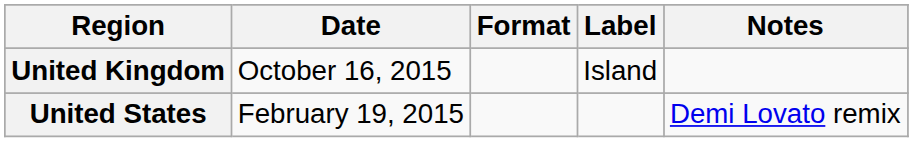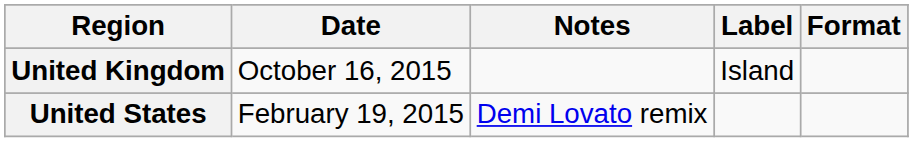columns swapped: (524, 26) <-> (785, 26)
